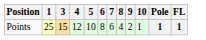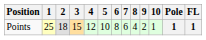+ column: (63, 12)
